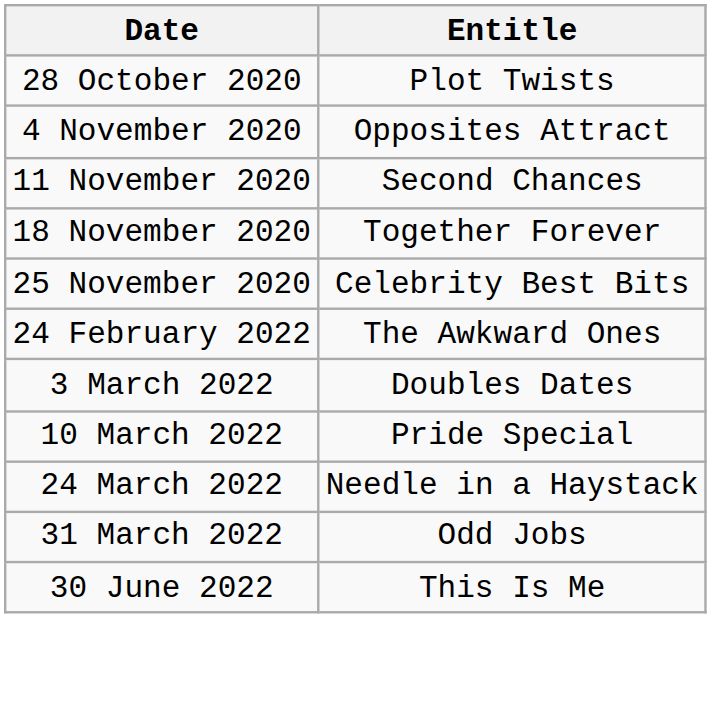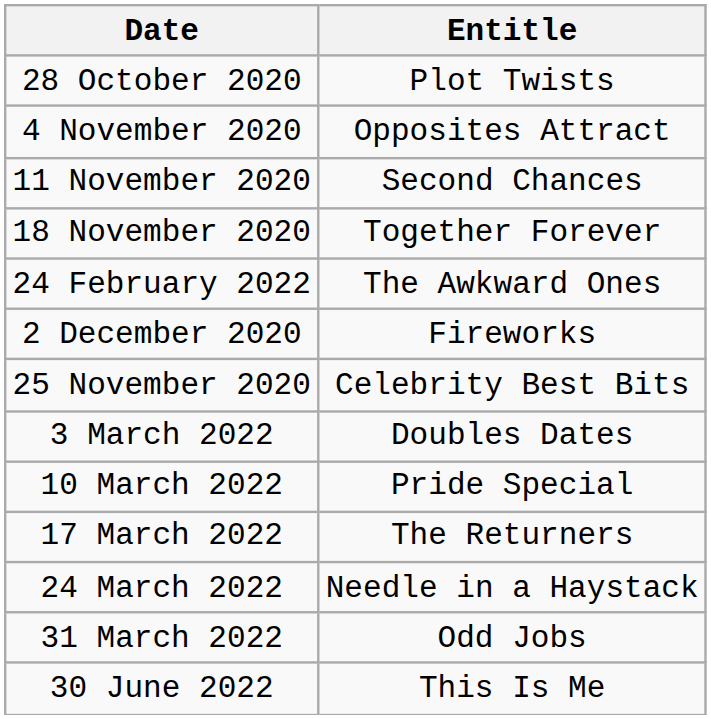rows swapped: (162, 284) <-> (162, 334)
+ row: (162, 334)
+ row: (162, 537)
